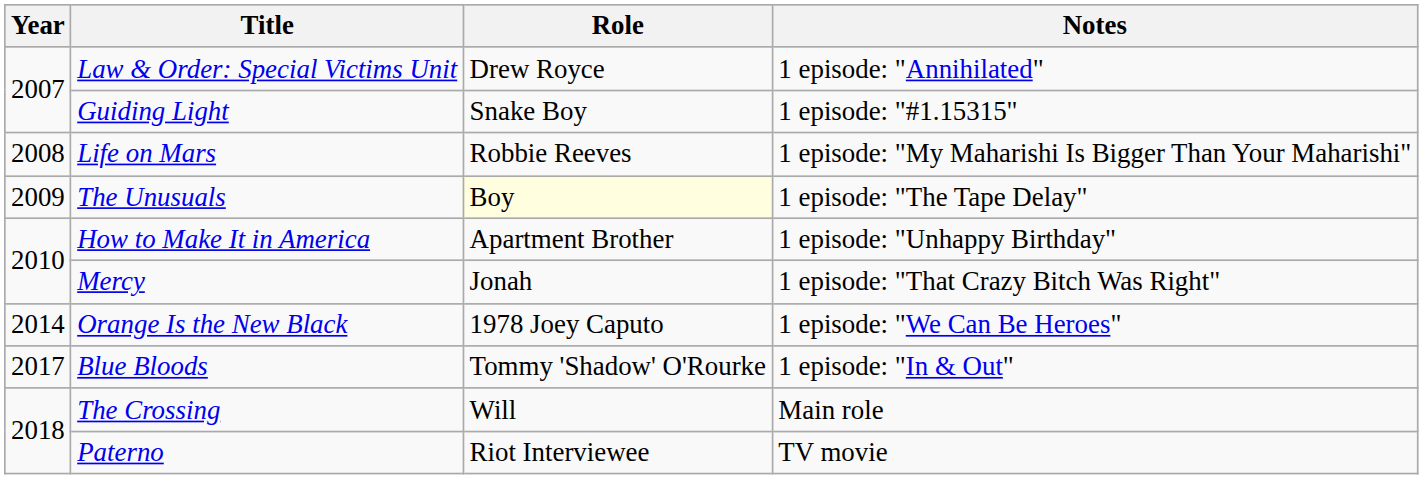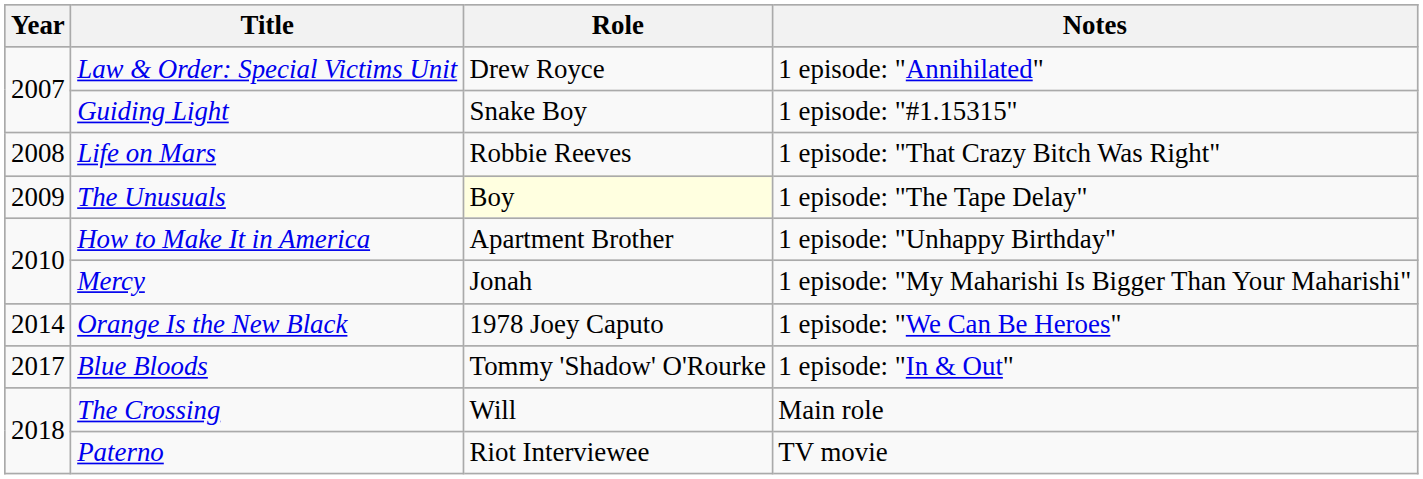(1095, 153) 1 episode: "My Maharishi Is Bigger Than Your Maharishi" -> (999, 153) 1 episode: "That Crazy Bitch Was Right"
(999, 281) 1 episode: "That Crazy Bitch Was Right" -> (1095, 281) 1 episode: "My Maharishi Is Bigger Than Your Maharishi"
